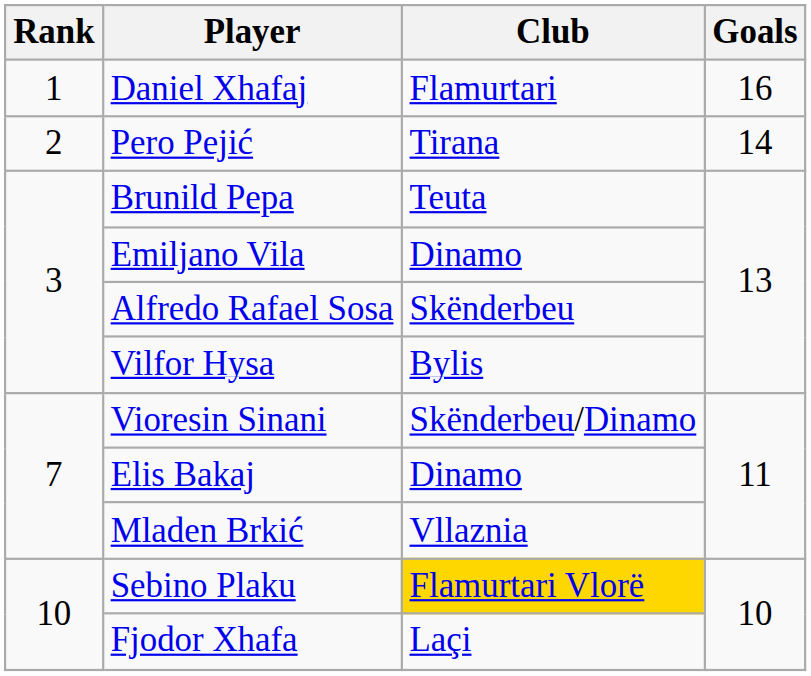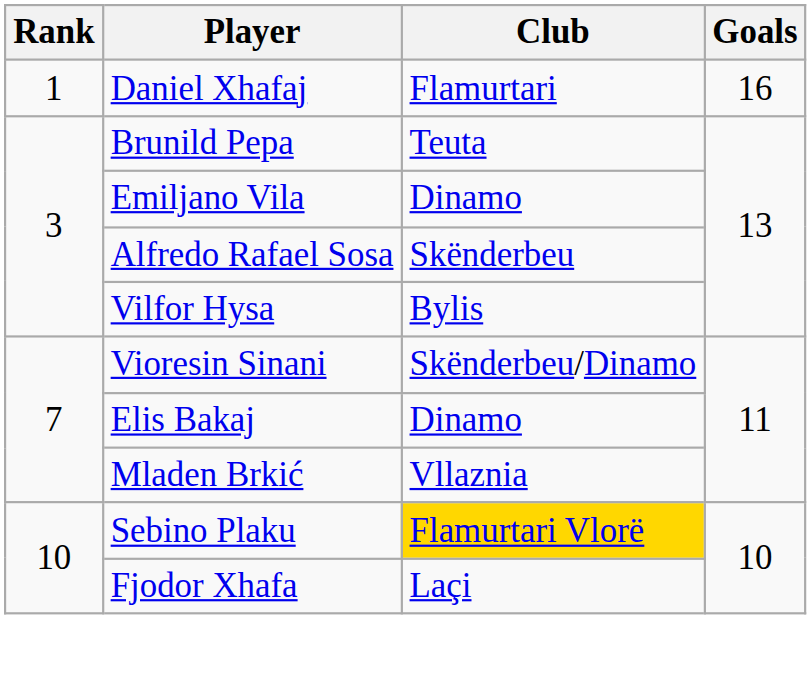- row: (182, 142)
